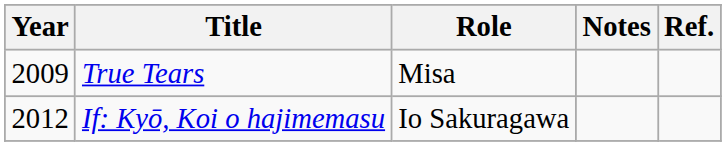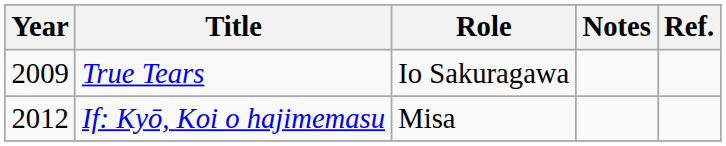(427, 72) Misa -> (484, 72) Io Sakuragawa
(484, 118) Io Sakuragawa -> (427, 118) Misa
